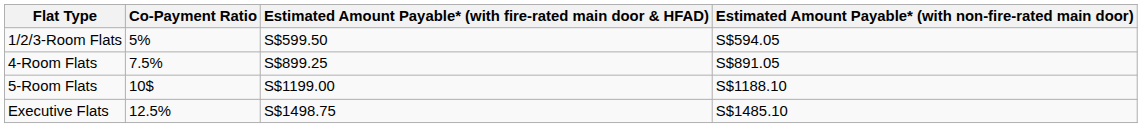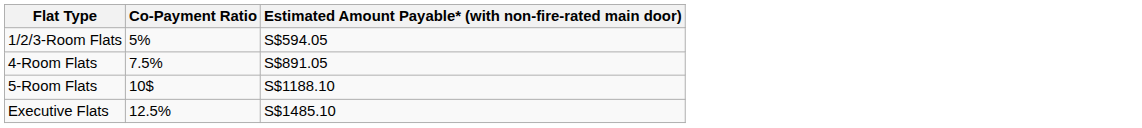- column: (486, 16)
